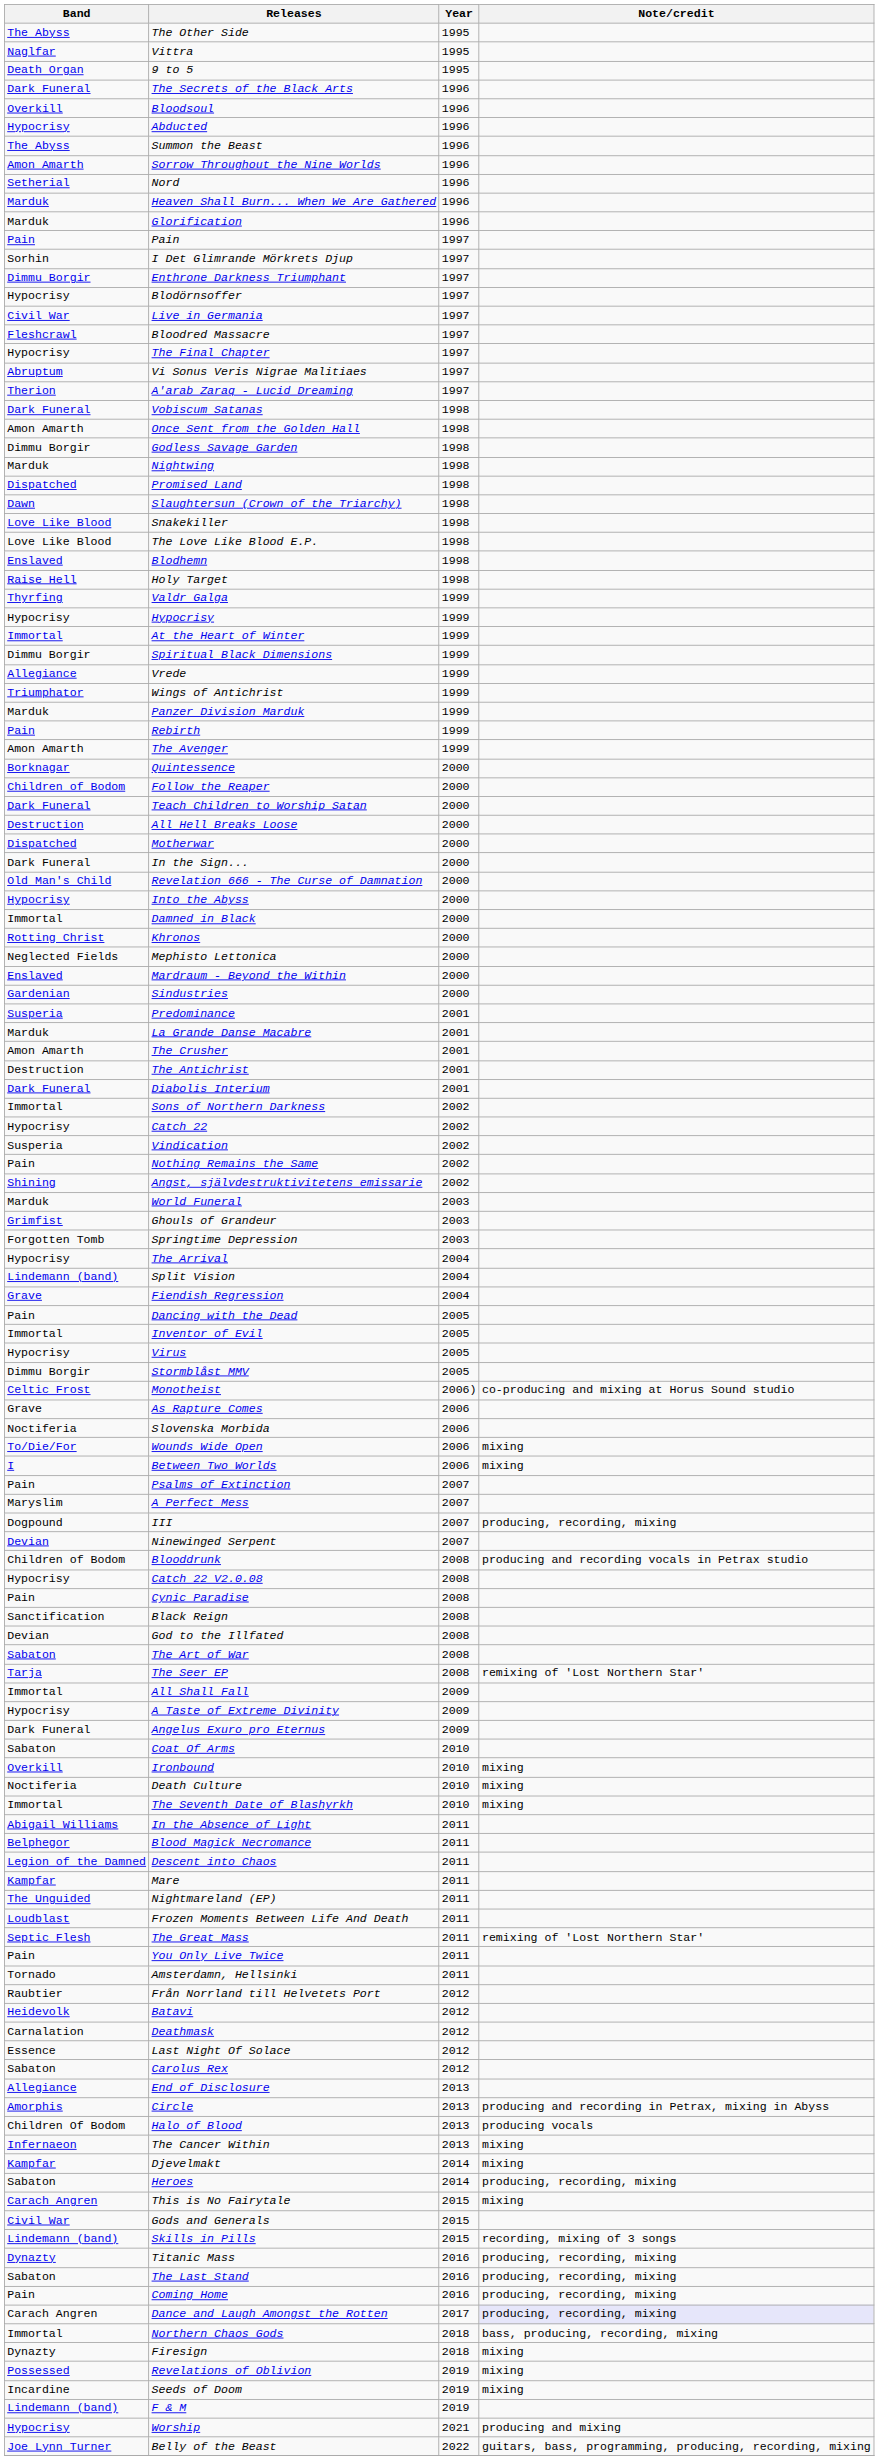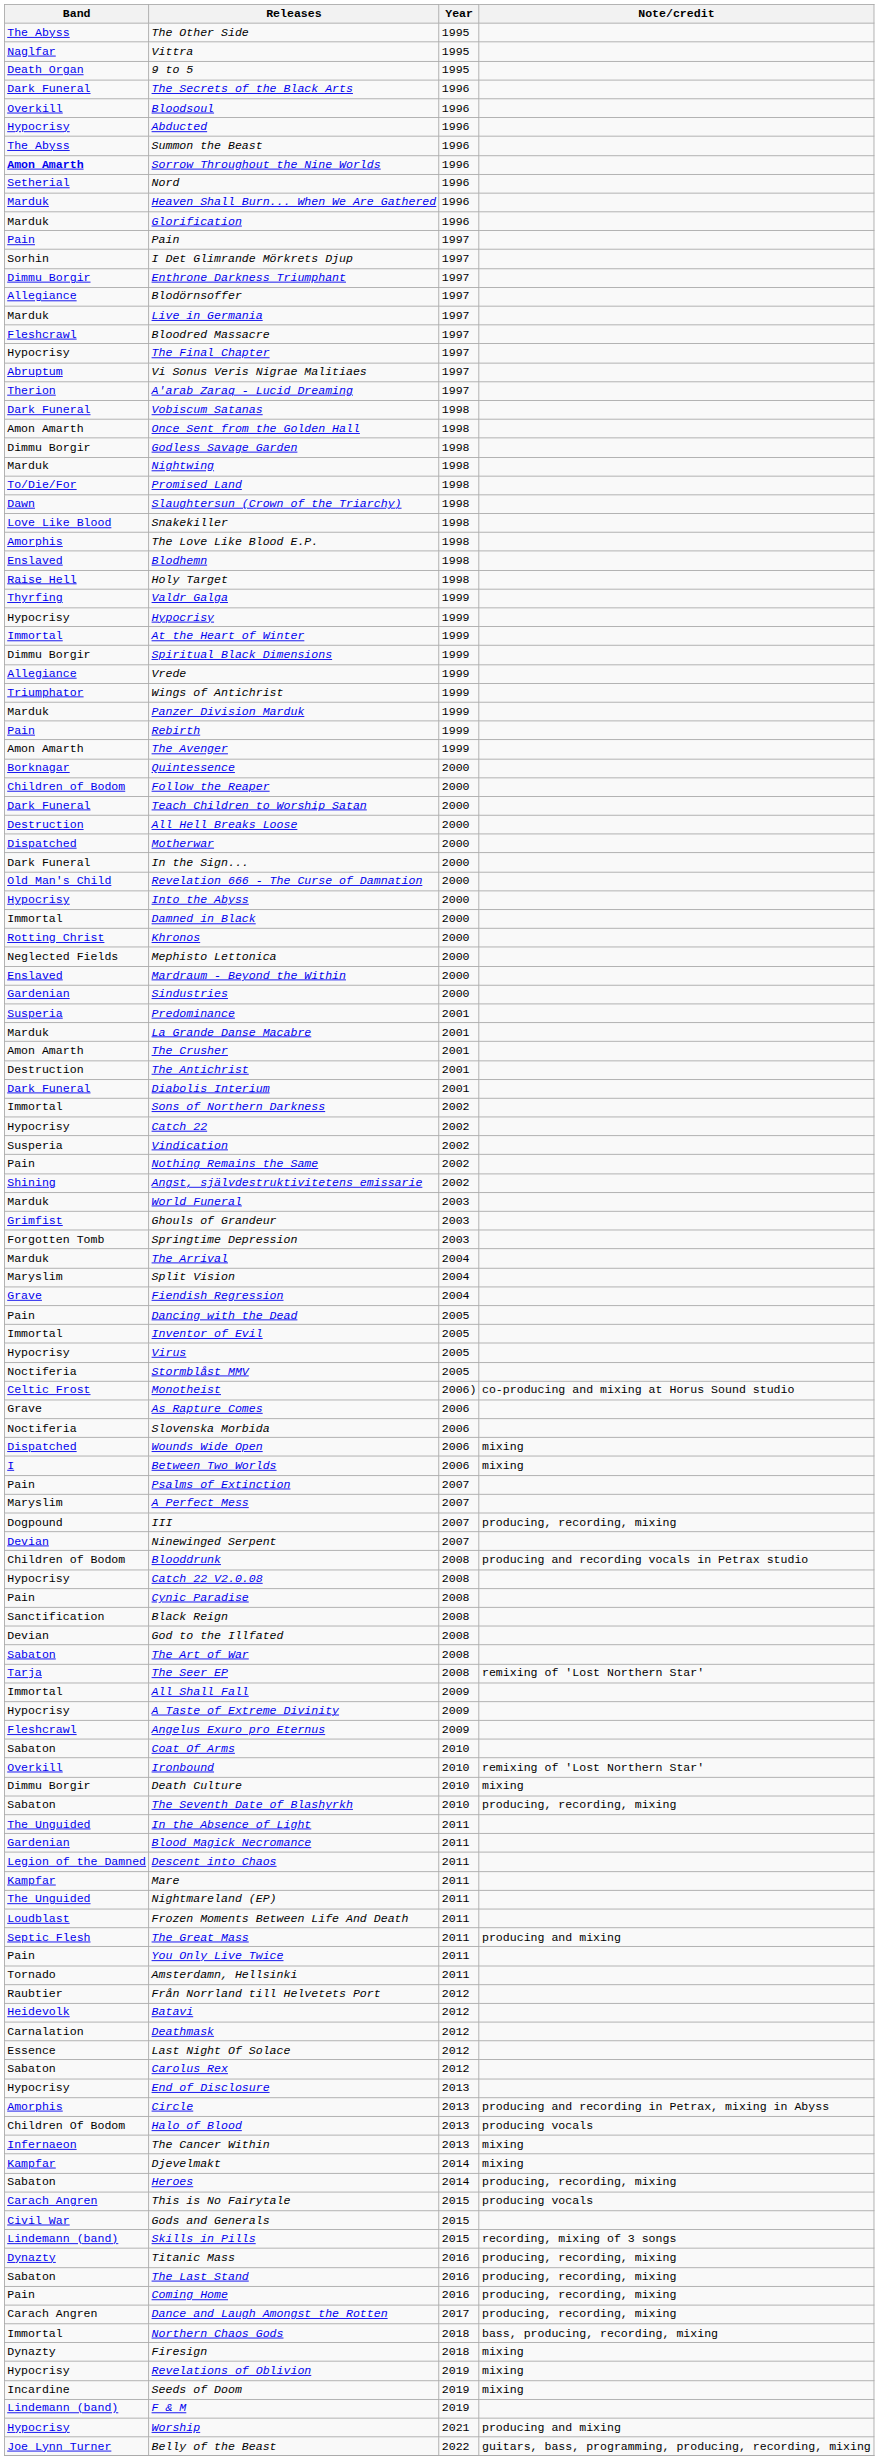(45, 165) normal -> (45, 165) bold
(38, 297) Hypocrisy -> (42, 297) Allegiance
(38, 316) Civil War -> (28, 316) Marduk
(42, 485) Dispatched -> (42, 485) To/Die/For
(59, 542) Love Like Blood -> (35, 542) Amorphis
(38, 1258) Hypocrisy -> (28, 1258) Marduk
(63, 1277) Lindemann (band) -> (35, 1277) Maryslim
(49, 1372) Dimmu Borgir -> (42, 1372) Noctiferia
(42, 1447) To/Die/For -> (42, 1447) Dispatched
(49, 1730) Dark Funeral -> (42, 1730) Fleshcrawl
(503, 1768) mixing -> (593, 1768) remixing of 'Lost Northern Star'
(42, 1786) Noctiferia -> (49, 1786) Dimmu Borgir
(35, 1805) Immortal -> (31, 1805) Sabaton
(503, 1805) mixing -> (579, 1805) producing, recording, mixing
(63, 1824) Abigail Williams -> (49, 1824) The Unguided
(38, 1843) Belphegor -> (38, 1843) Gardenian
(593, 1937) remixing of 'Lost Northern Star' -> (551, 1937) producing and mixing
(42, 2088) Allegiance -> (38, 2088) Hypocrisy
(503, 2201) mixing -> (538, 2201) producing vocals
(579, 2314) lavender background -> (579, 2314) no background
(38, 2371) Possessed -> (38, 2371) Hypocrisy
